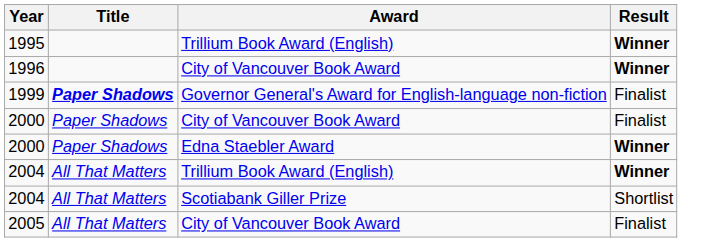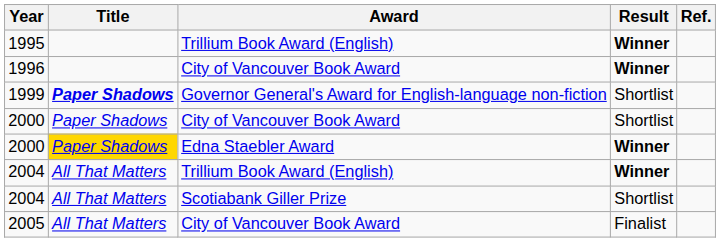+ column: (696, 17)
(640, 95) Finalist -> (644, 95) Shortlist
(640, 120) Finalist -> (644, 120) Shortlist
(110, 146) no background -> (110, 146) gold background
